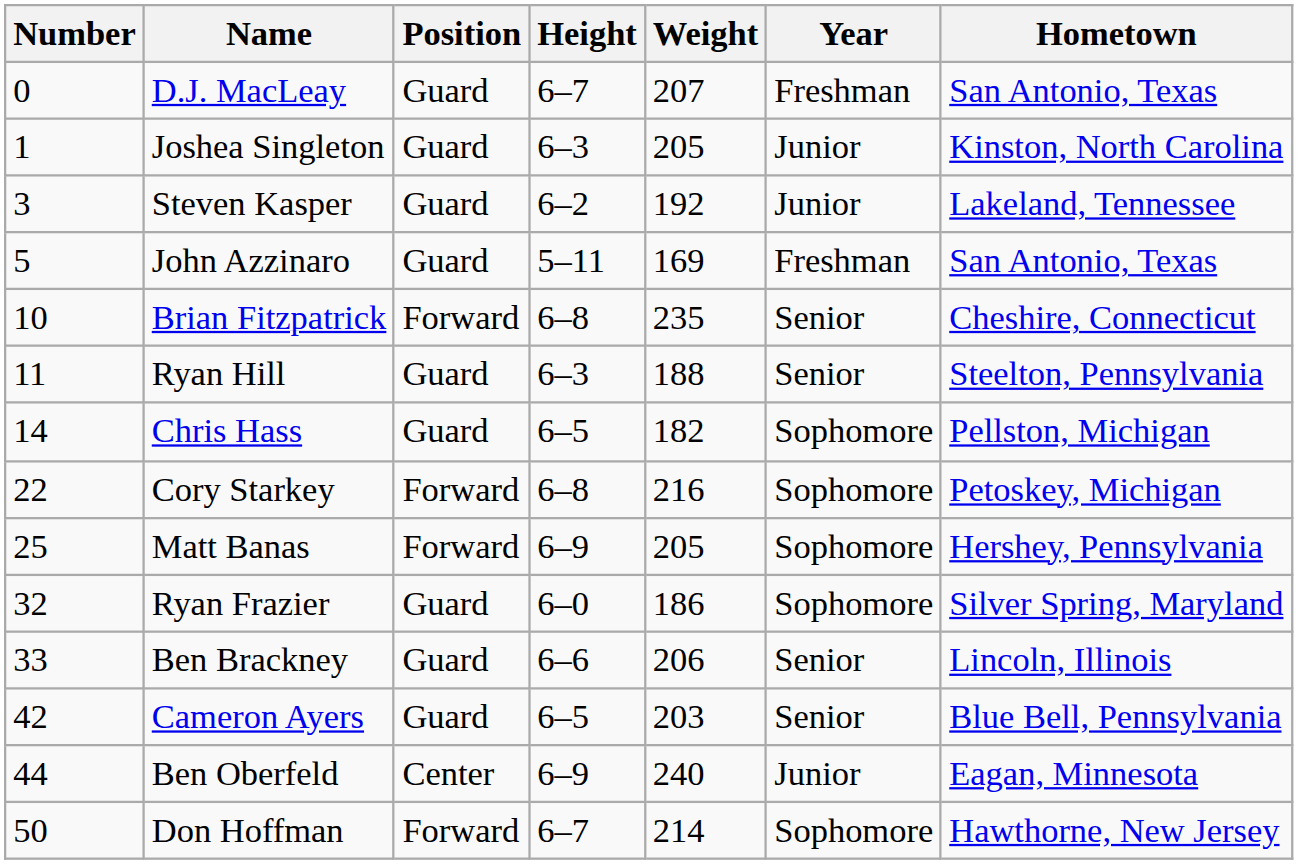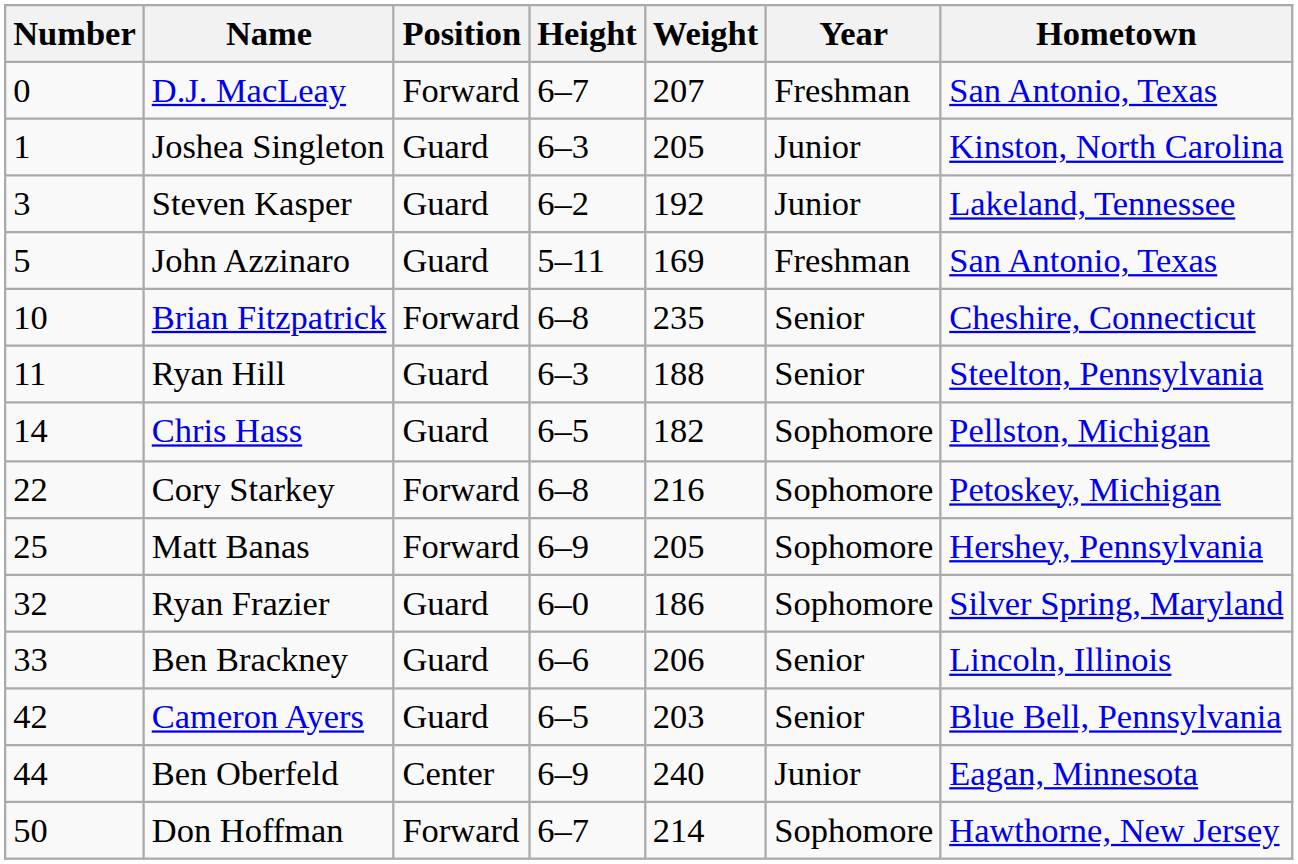(445, 90) Guard -> (461, 90) Forward
